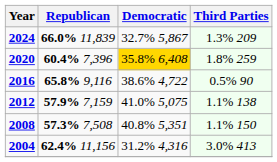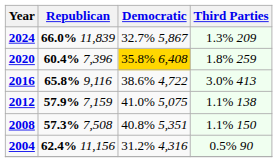(231, 80) 0.5% 90 -> (231, 80) 3.0% 413
(231, 145) 3.0% 413 -> (231, 145) 0.5% 90
